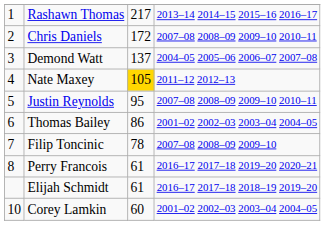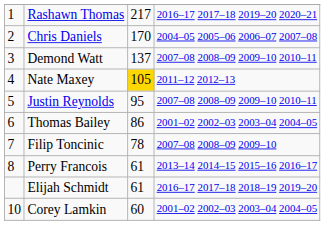(237, 15) 2013–14 2014–15 2015–16 2016–17 -> (237, 15) 2016–17 2017–18 2019–20 2020–21
(141, 36) 172 -> (141, 36) 170
(237, 36) 2007–08 2008–09 2009–10 2010–11 -> (237, 36) 2004–05 2005–06 2006–07 2007–08
(237, 58) 2004–05 2005–06 2006–07 2007–08 -> (237, 58) 2007–08 2008–09 2009–10 2010–11
(237, 166) 2016–17 2017–18 2019–20 2020–21 -> (237, 166) 2013–14 2014–15 2015–16 2016–17
